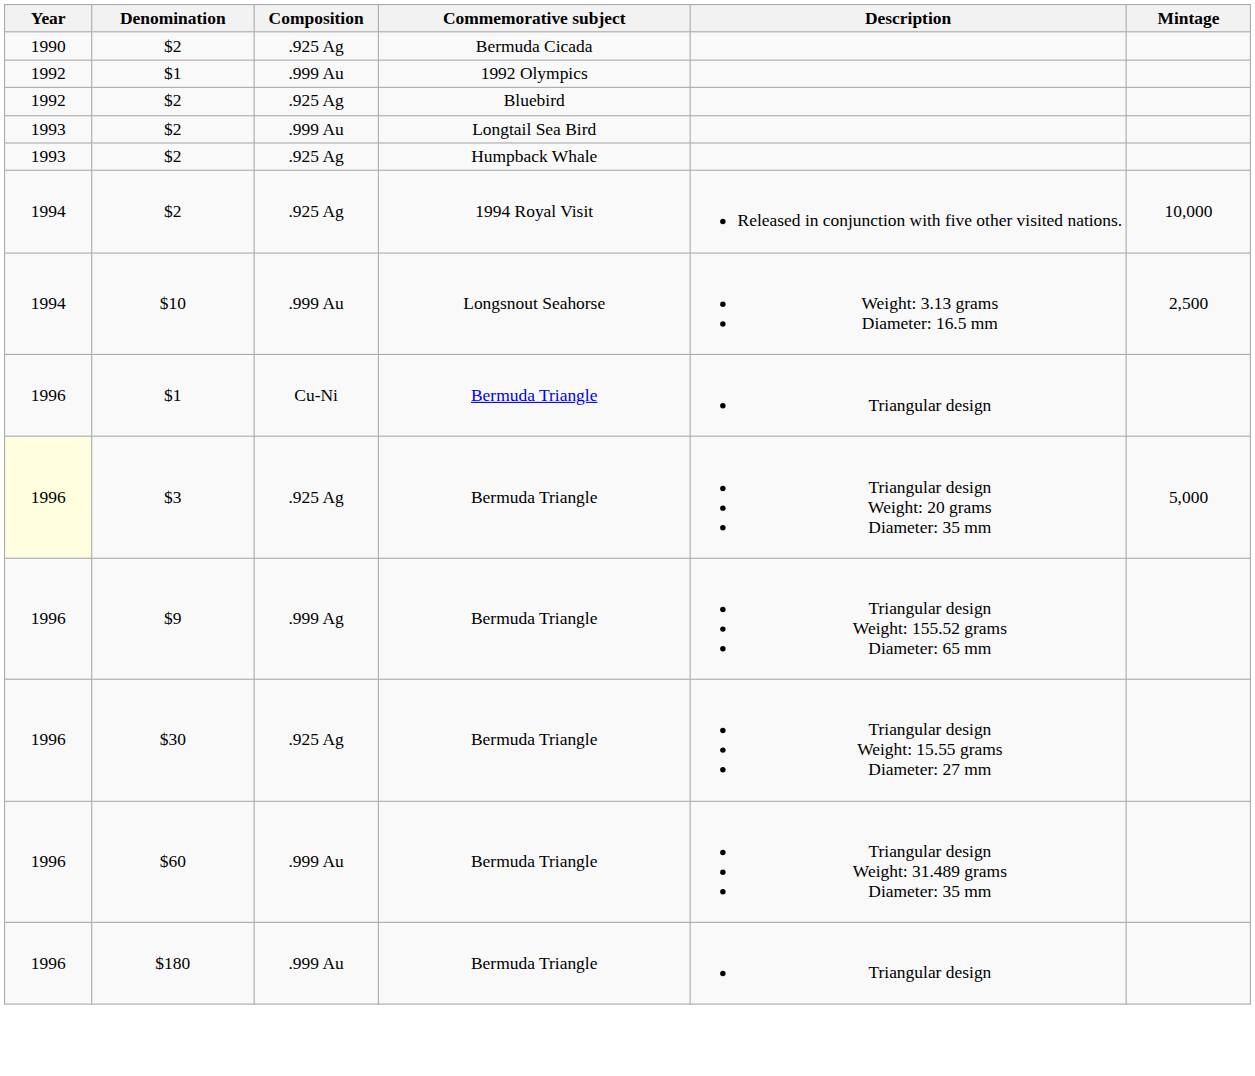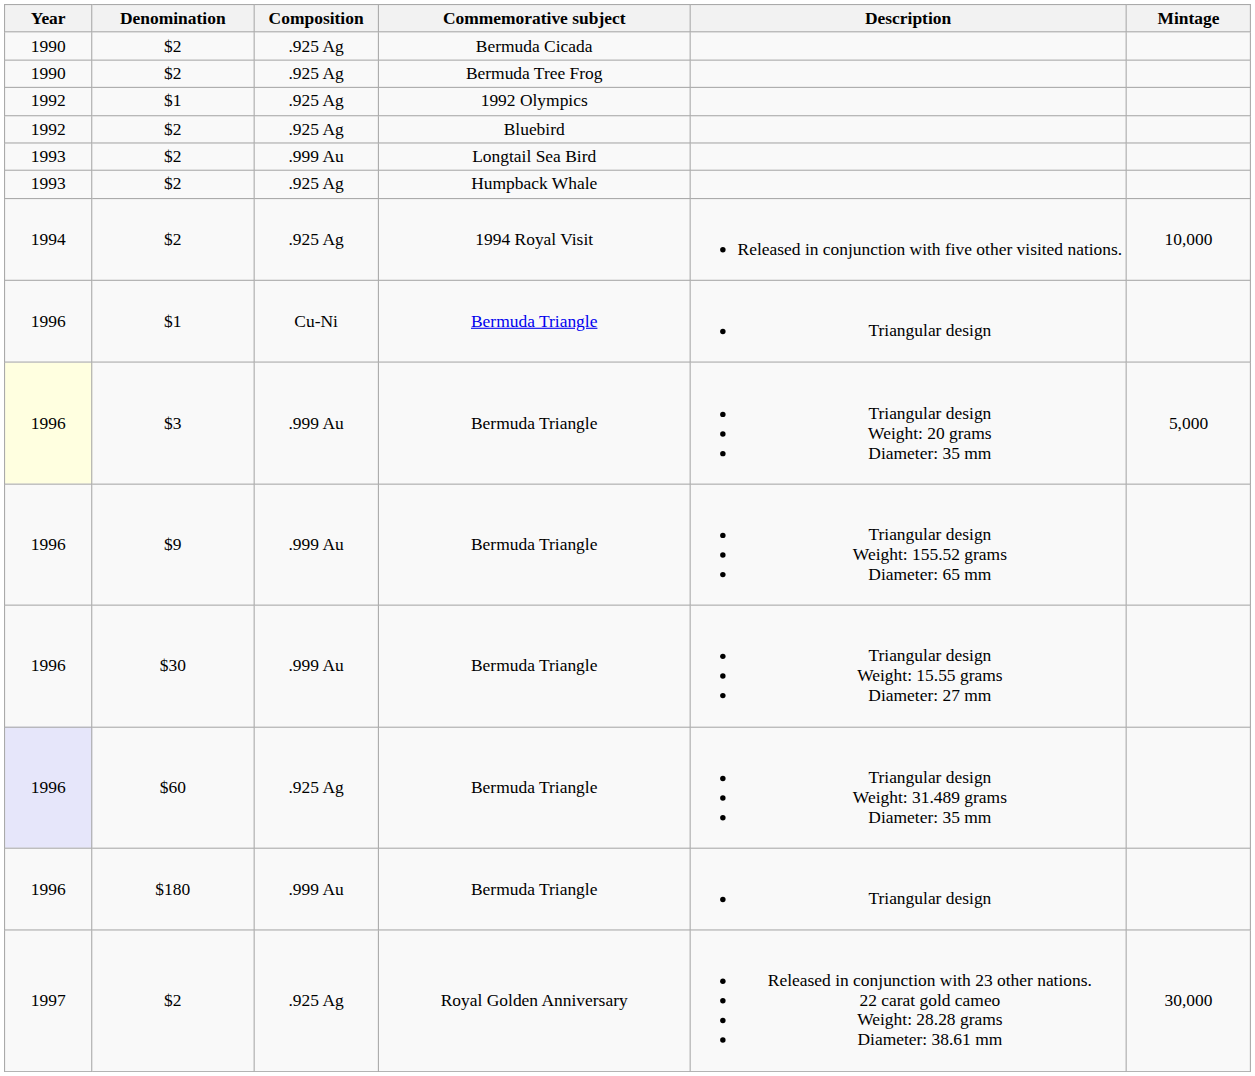+ row: (173, 73)
(316, 73) .999 Au -> (316, 101) .925 Ag
- row: (173, 303)
(316, 497) .925 Ag -> (316, 423) .999 Au
(316, 618) .999 Ag -> (316, 544) .999 Au
(316, 740) .925 Ag -> (316, 665) .999 Au
(48, 861) no background -> (48, 787) lavender background
(316, 861) .999 Au -> (316, 787) .925 Ag
+ row: (173, 1000)
